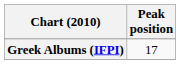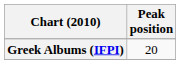(151, 49) 17 -> (151, 49) 20
